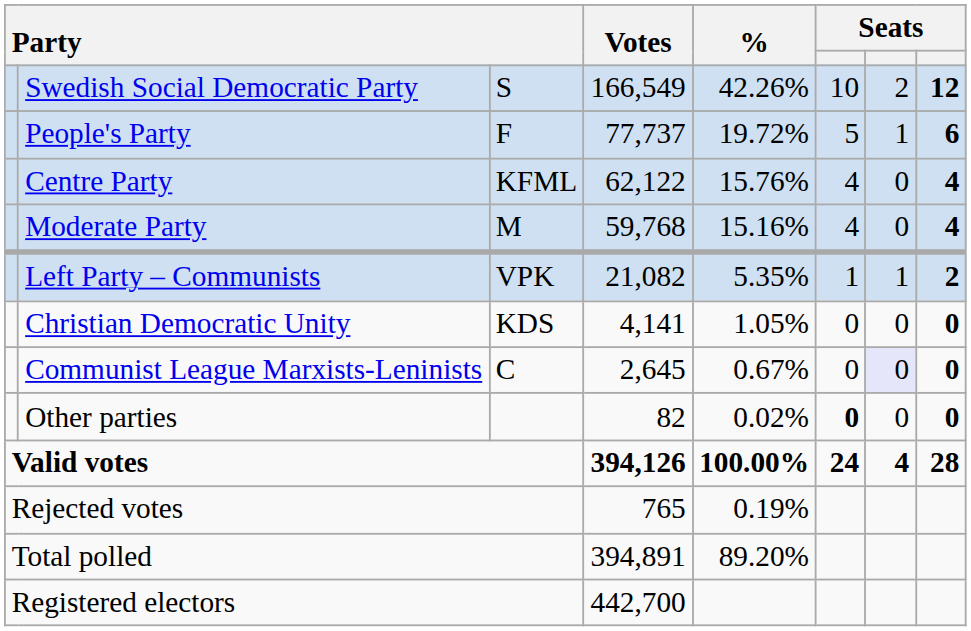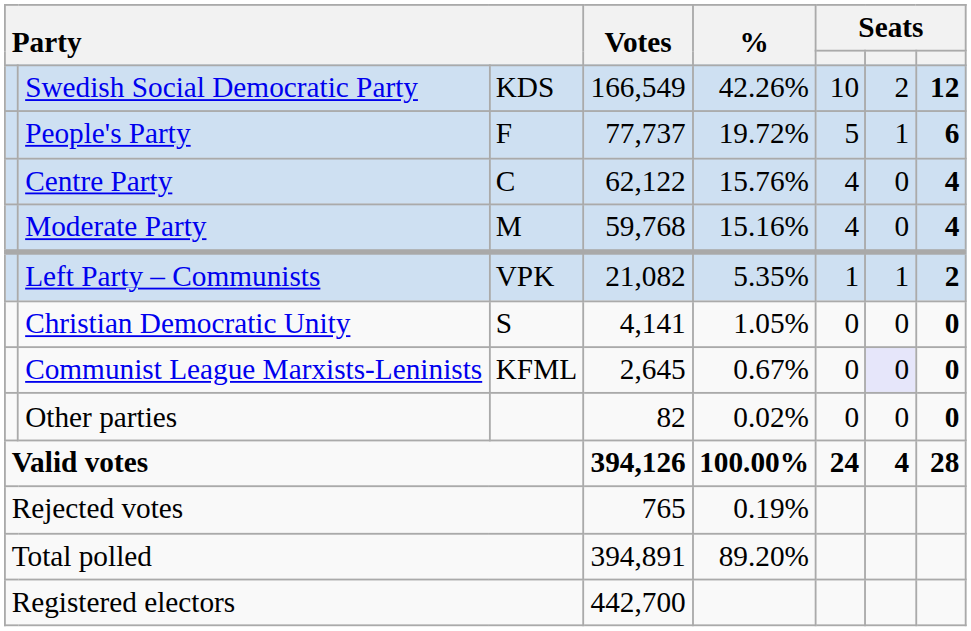(504, 87) S -> (525, 87) KDS
(536, 180) KFML -> (505, 180) C
(525, 323) KDS -> (504, 323) S
(505, 369) C -> (536, 369) KFML
(852, 416) bold -> (852, 416) normal
